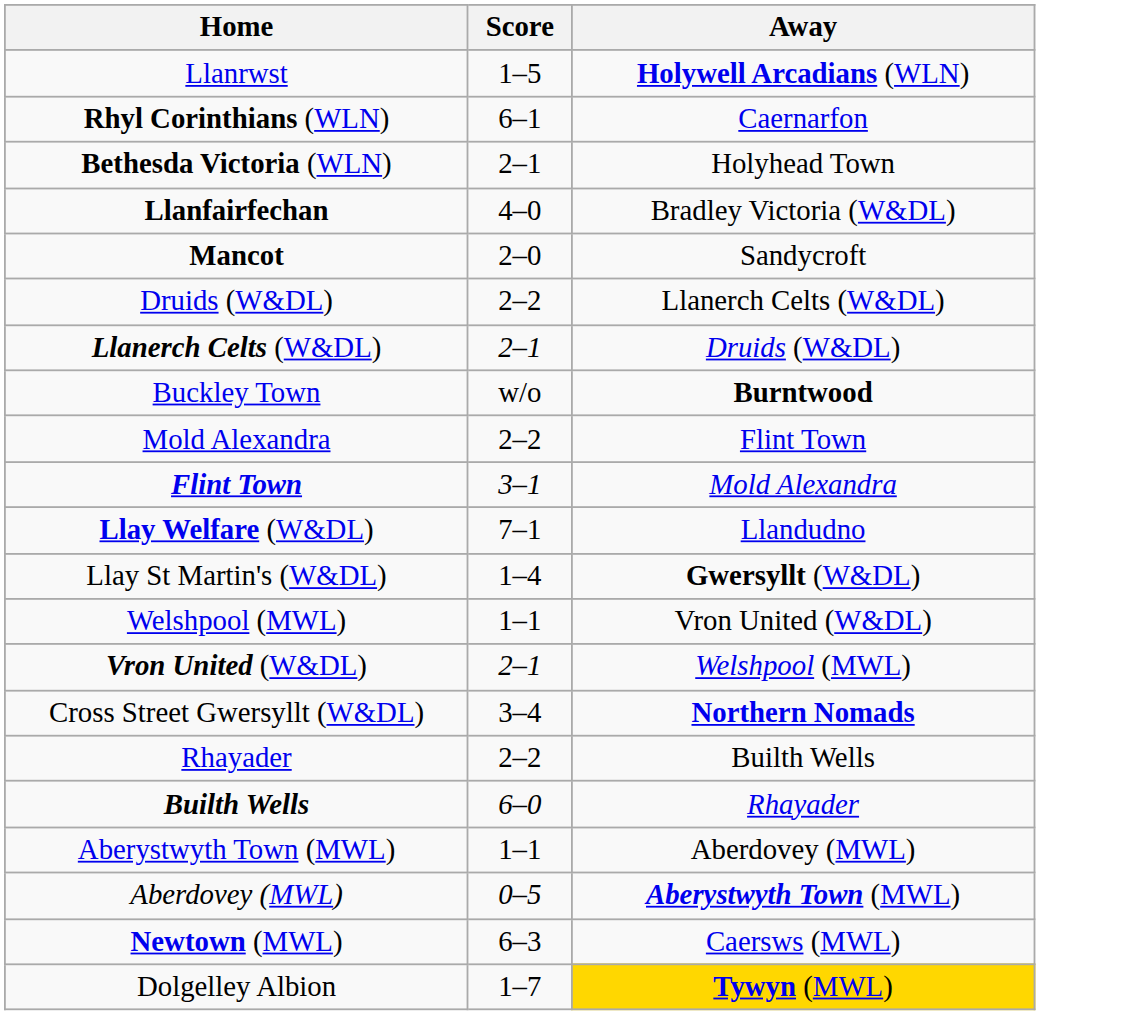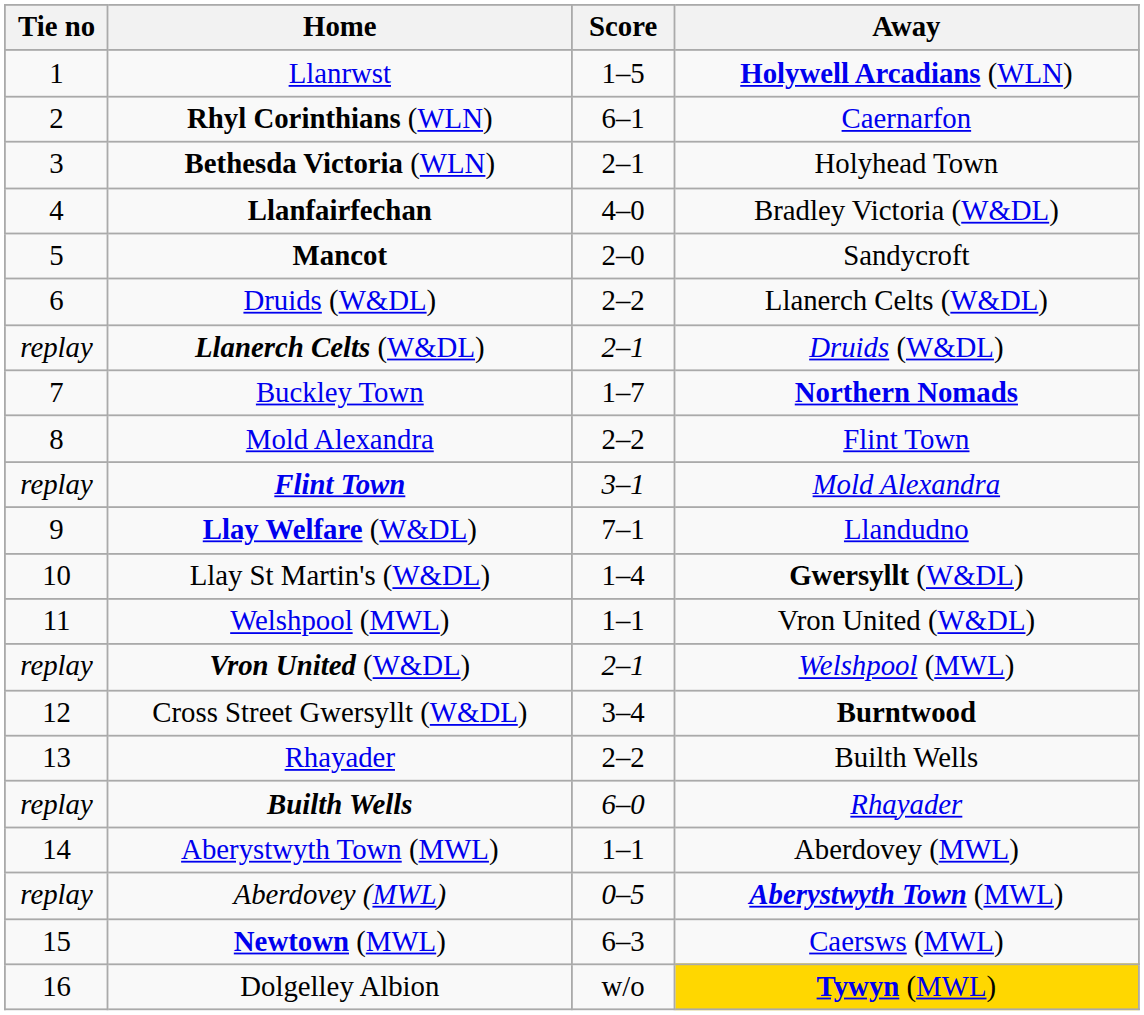+ column: (57, 27)
(520, 392) w/o -> (623, 392) 1–7
(803, 392) Burntwood -> (906, 392) Northern Nomads
(803, 712) Northern Nomads -> (906, 712) Burntwood
(520, 986) 1–7 -> (623, 986) w/o
